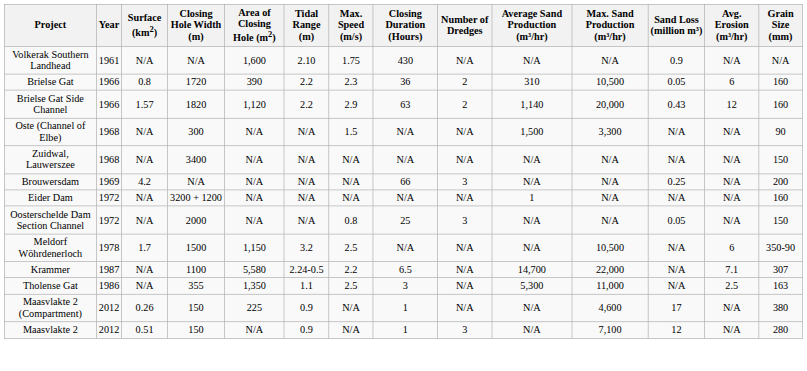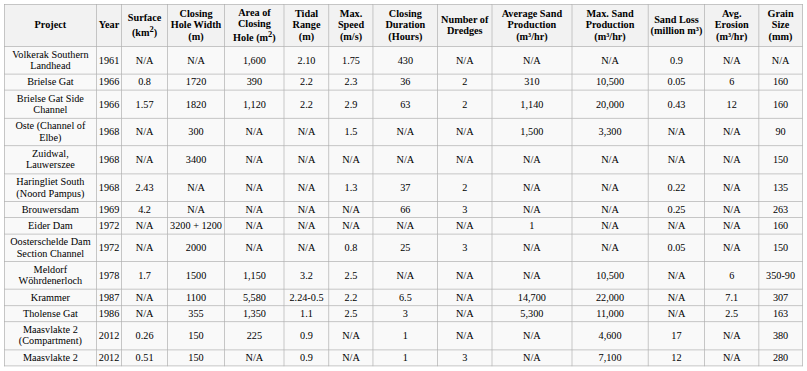+ row: (50, 187)
(781, 181) 200 -> (781, 209) 263
